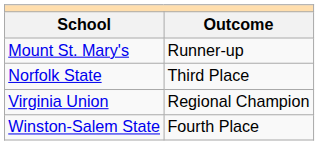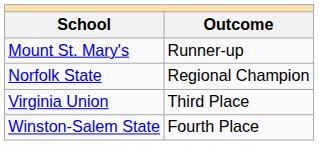(208, 76) Third Place -> (238, 76) Regional Champion
(238, 101) Regional Champion -> (208, 101) Third Place
